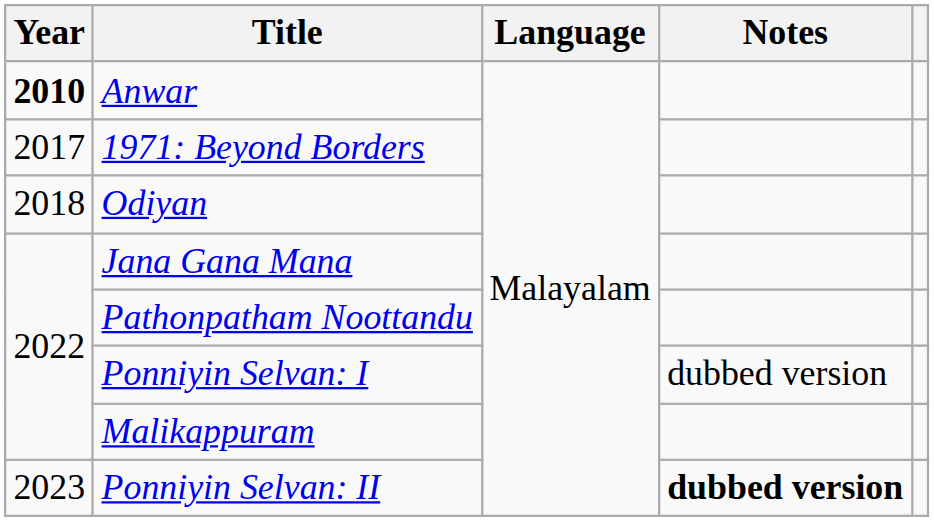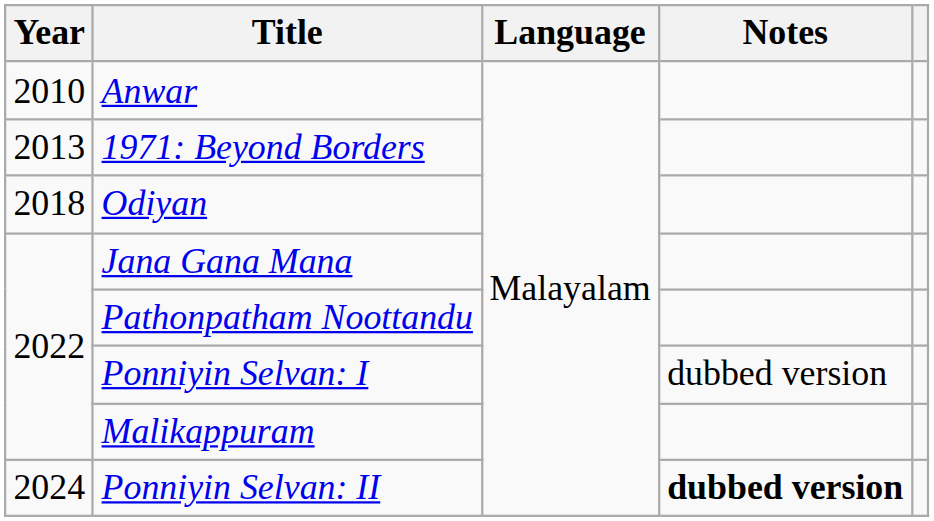(49, 89) bold -> (49, 89) normal
(49, 146) 2017 -> (49, 146) 2013
(49, 487) 2023 -> (49, 487) 2024
